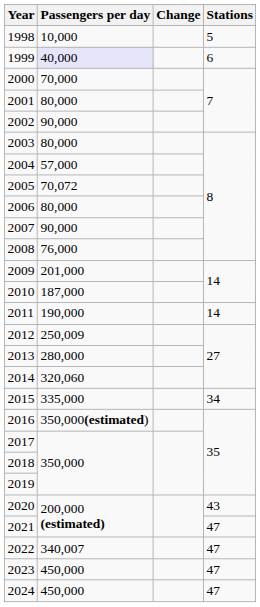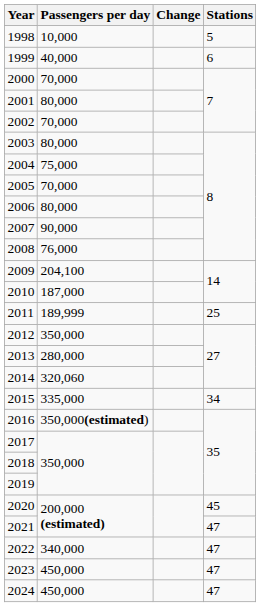(59, 57) lavender background -> (59, 57) no background
(59, 121) 90,000 -> (59, 121) 70,000
(59, 164) 57,000 -> (59, 164) 75,000
(59, 185) 70,072 -> (59, 185) 70,000
(62, 270) 201,000 -> (62, 270) 204,100
(62, 313) 190,000 -> (62, 313) 189,999
(213, 313) 14 -> (213, 313) 25
(62, 334) 250,009 -> (62, 334) 350,000
(213, 505) 43 -> (213, 505) 45
(62, 548) 340,007 -> (62, 548) 340,000
